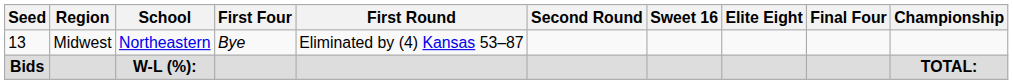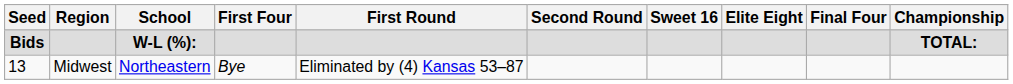rows swapped: (17, 42) <-> (27, 68)
